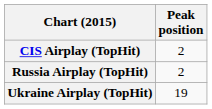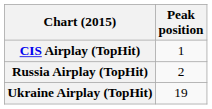(181, 51) 2 -> (181, 51) 1
